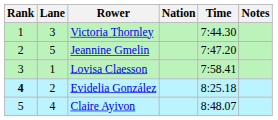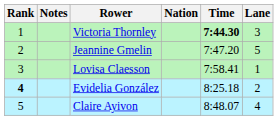columns swapped: (52, 13) <-> (256, 13)
(219, 32) normal -> (221, 32) bold
